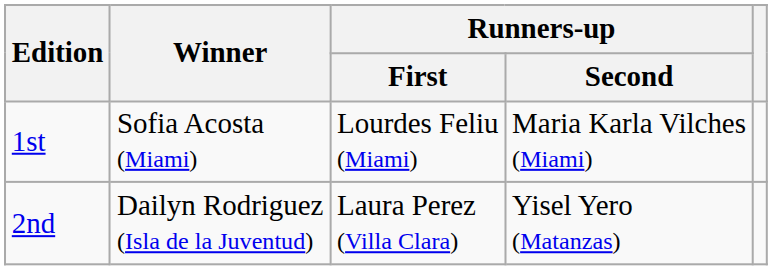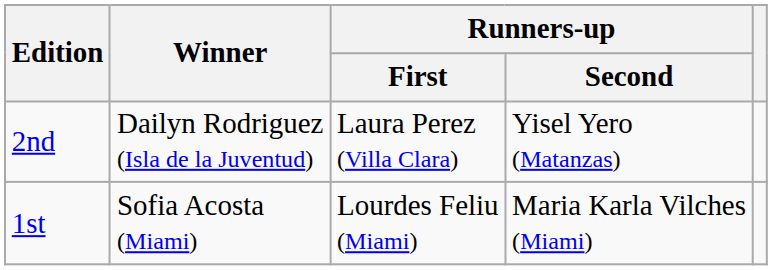rows swapped: (29, 141) <-> (33, 223)
